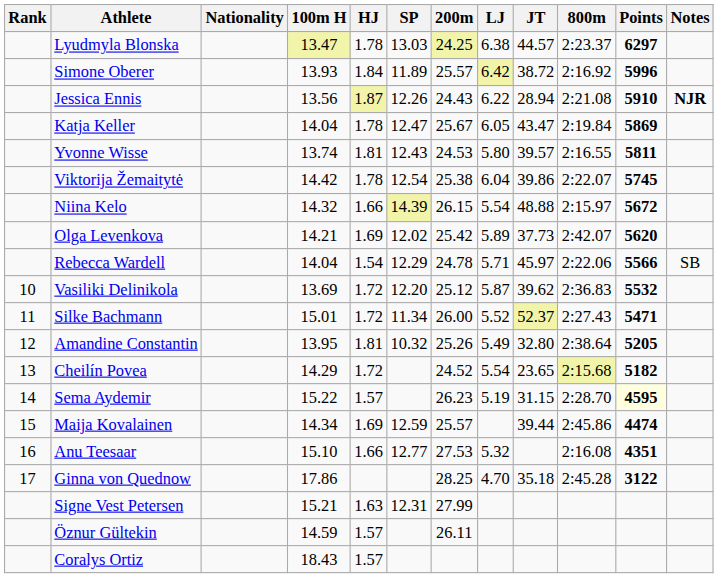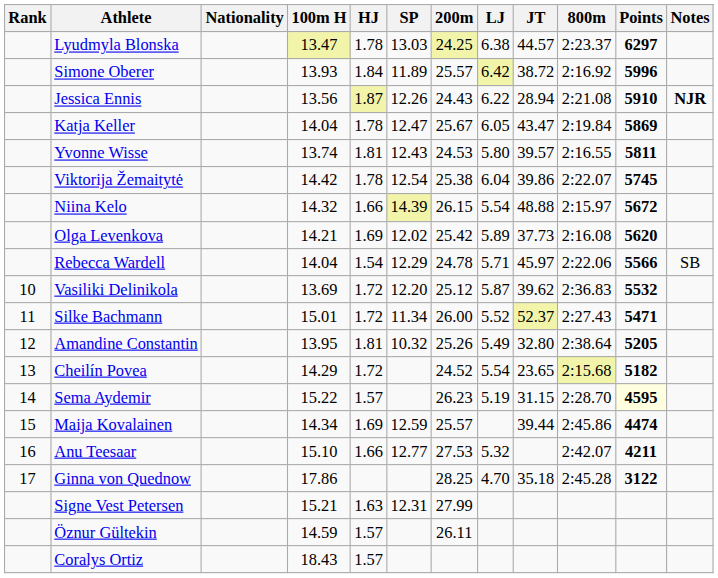(587, 234) 2:42.07 -> (587, 234) 2:16.08
(587, 451) 2:16.08 -> (587, 451) 2:42.07
(641, 451) 4351 -> (641, 451) 4211
